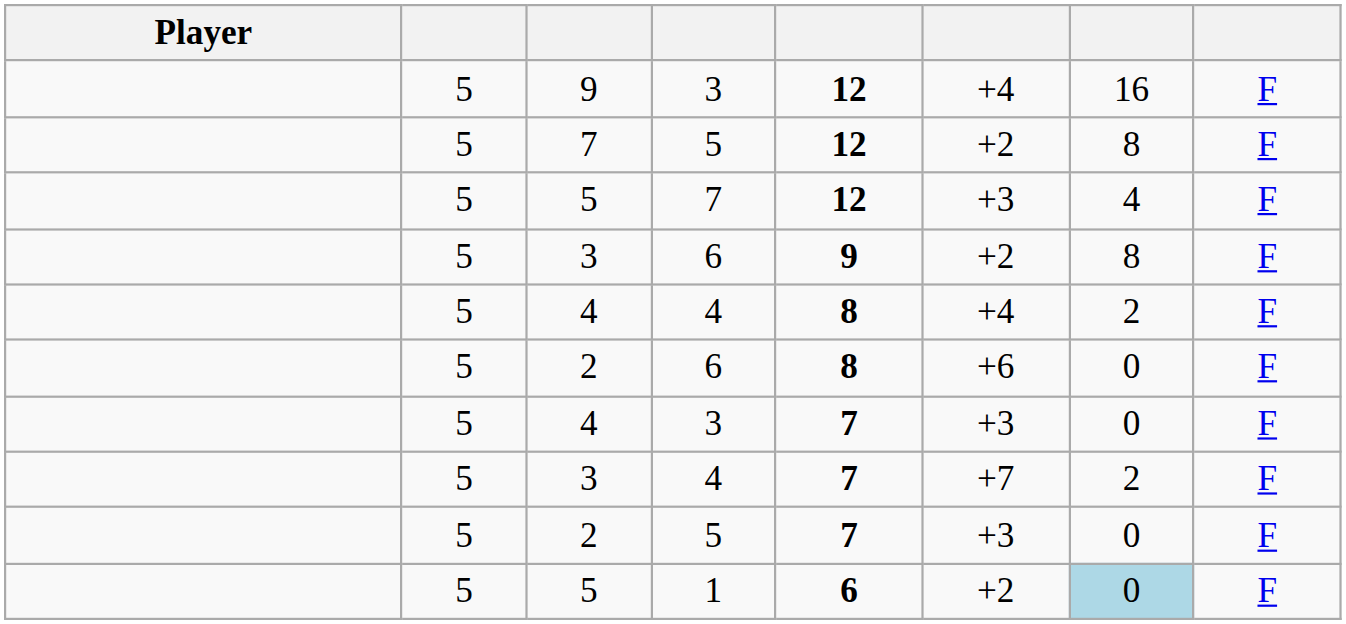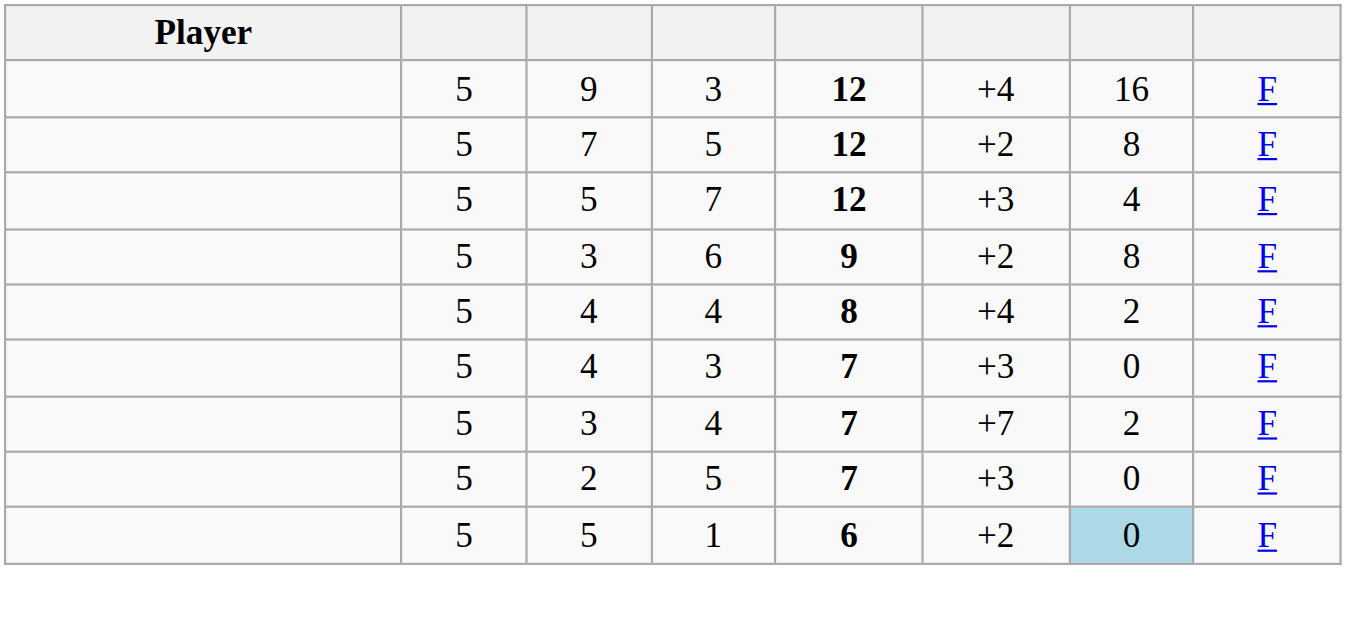- row: (589, 367)
